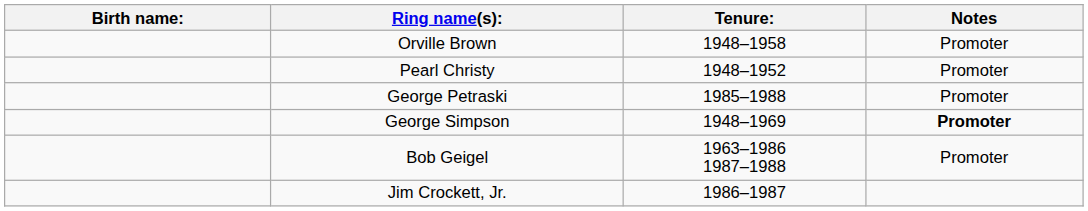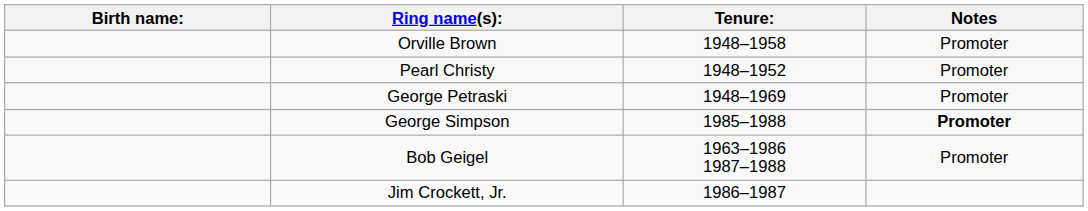(744, 96) 1985–1988 -> (744, 96) 1948–1969
(744, 122) 1948–1969 -> (744, 122) 1985–1988
